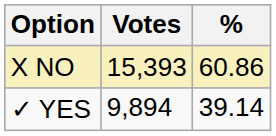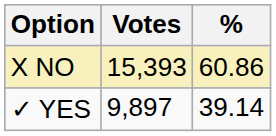(140, 108) 9,894 -> (140, 108) 9,897
